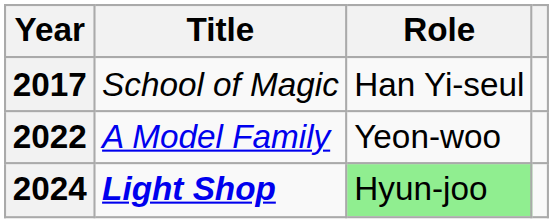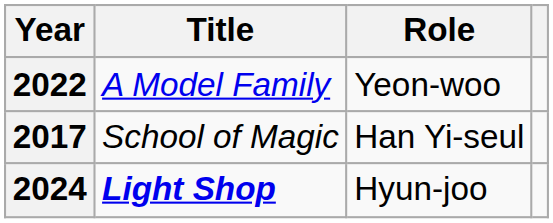rows swapped: (50, 83) <-> (50, 136)
(421, 189) lightgreen background -> (421, 189) no background
